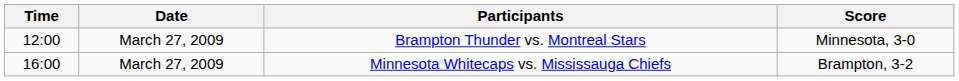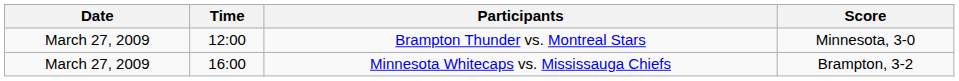columns swapped: (171, 16) <-> (42, 16)
